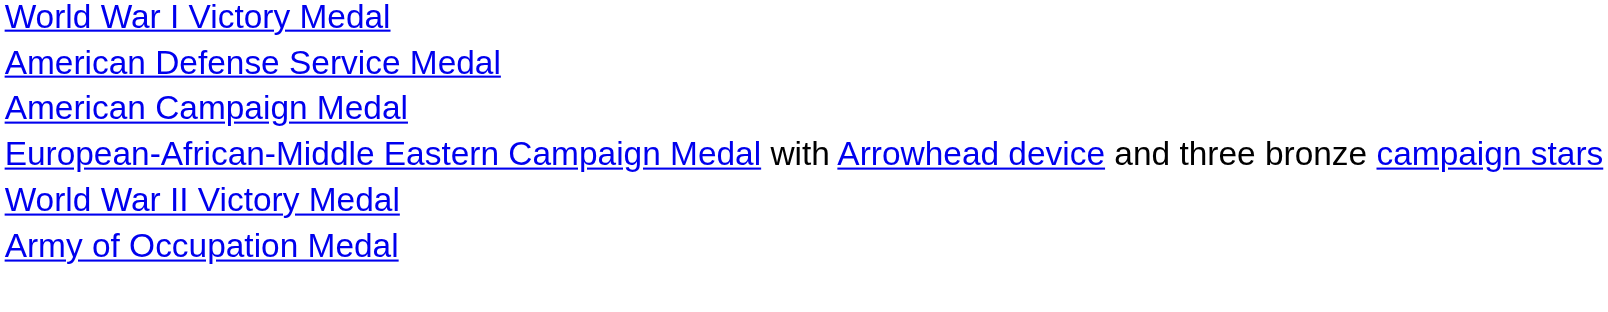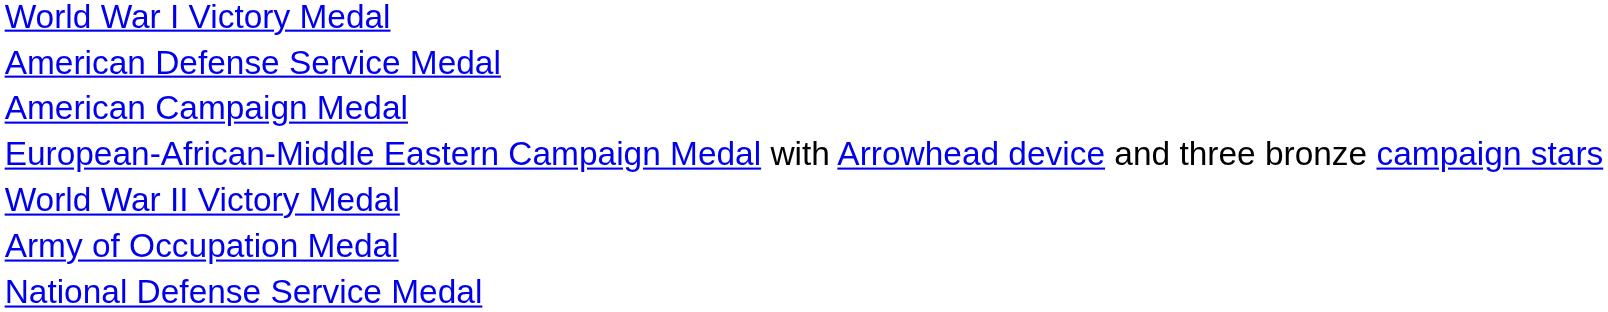+ row: (243, 292)
